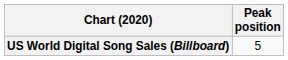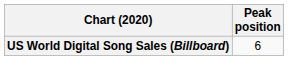(258, 45) 5 -> (258, 45) 6
